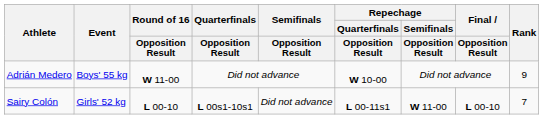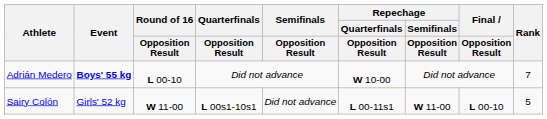(102, 75) normal -> (104, 75) bold
(161, 80) W 11-00 -> (165, 80) L 00-10
(524, 75) 9 -> (528, 75) 7
(161, 107) L 00-10 -> (165, 107) W 11-00
(524, 101) 7 -> (528, 101) 5
